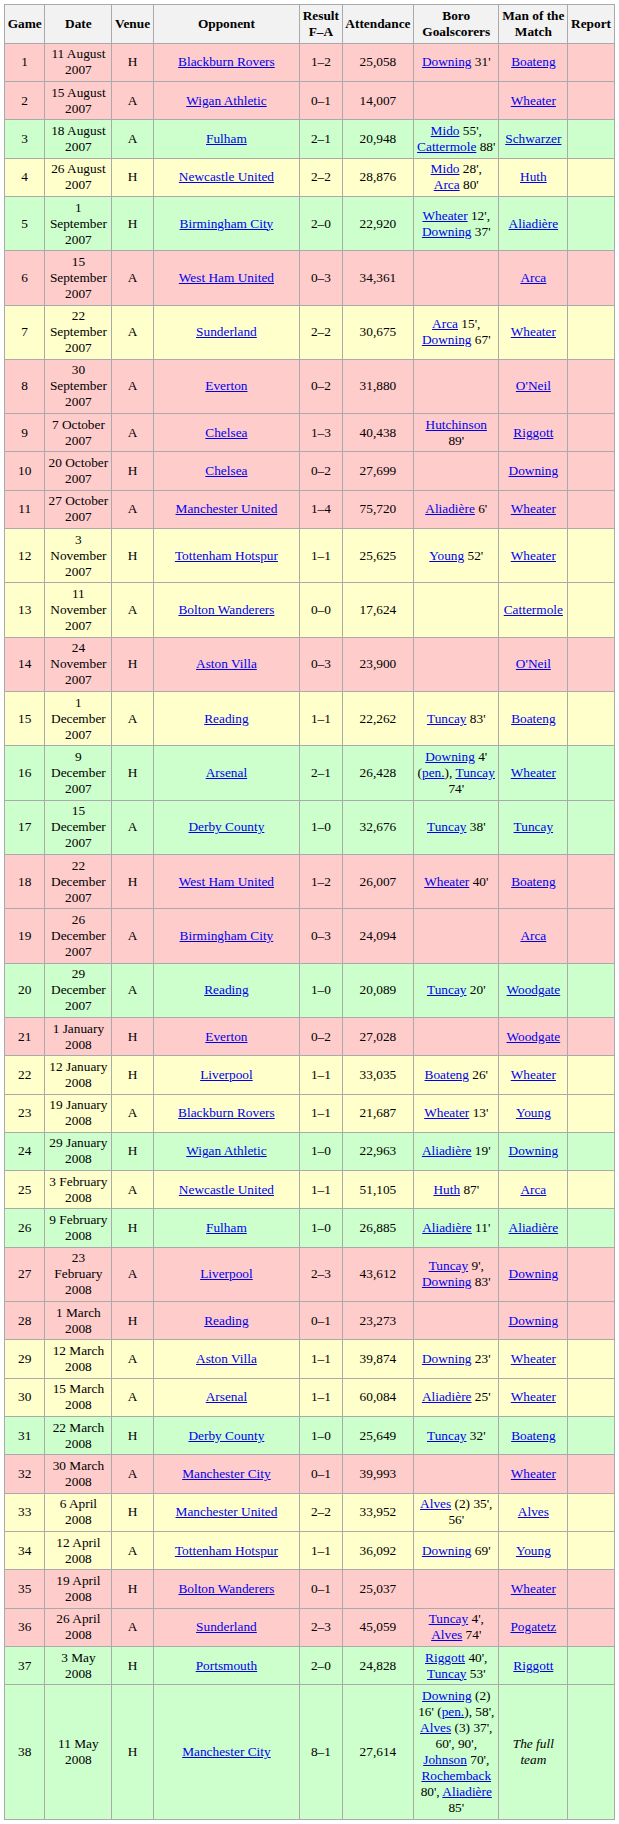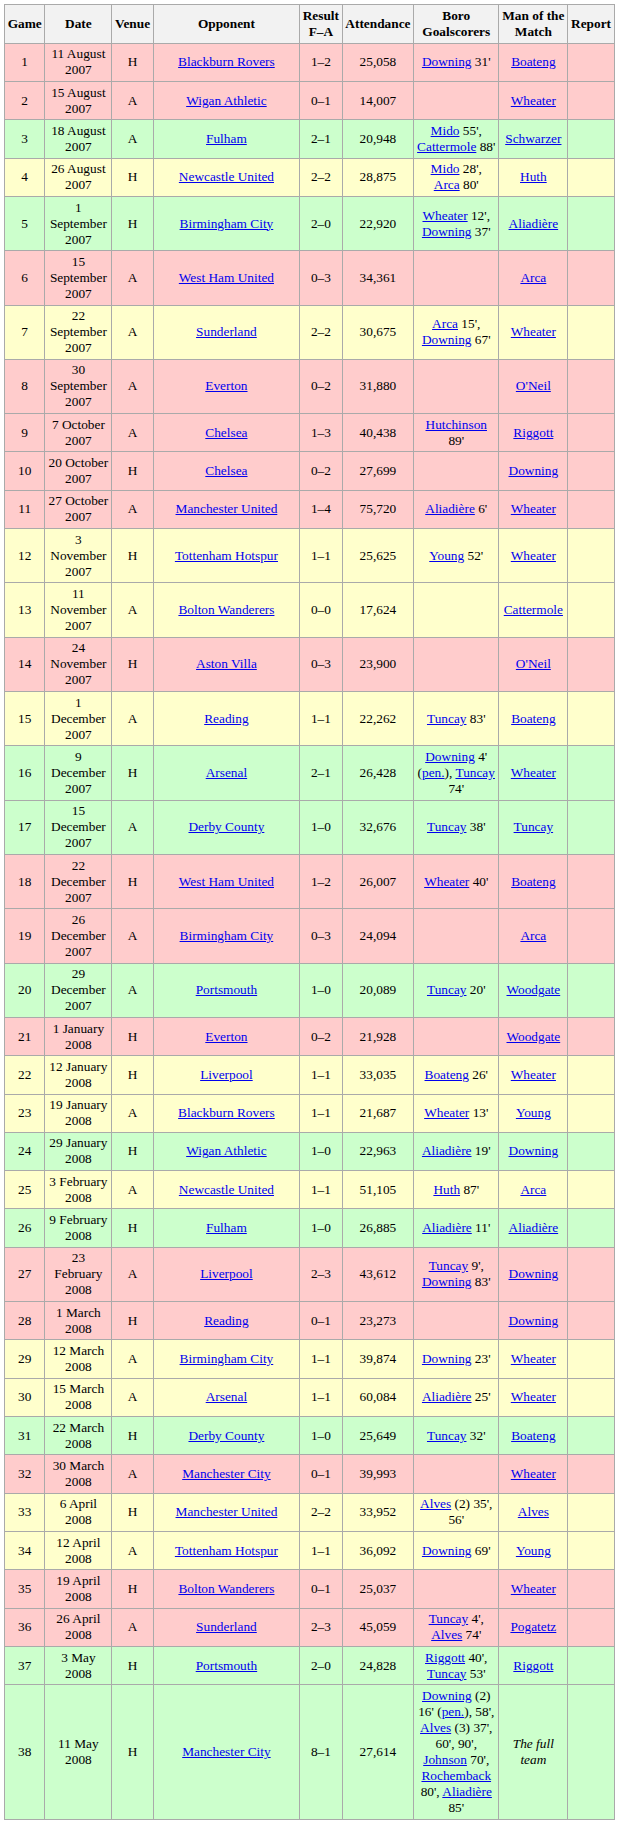(378, 177) 28,876 -> (378, 177) 28,875
(226, 990) Reading -> (226, 990) Portsmouth
(378, 1036) 27,028 -> (378, 1036) 21,928
(226, 1359) Aston Villa -> (226, 1359) Birmingham City
